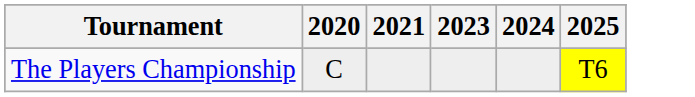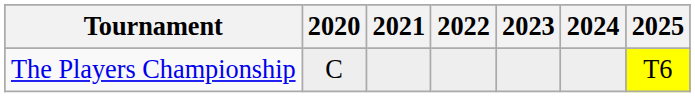+ column: (464, 26)
